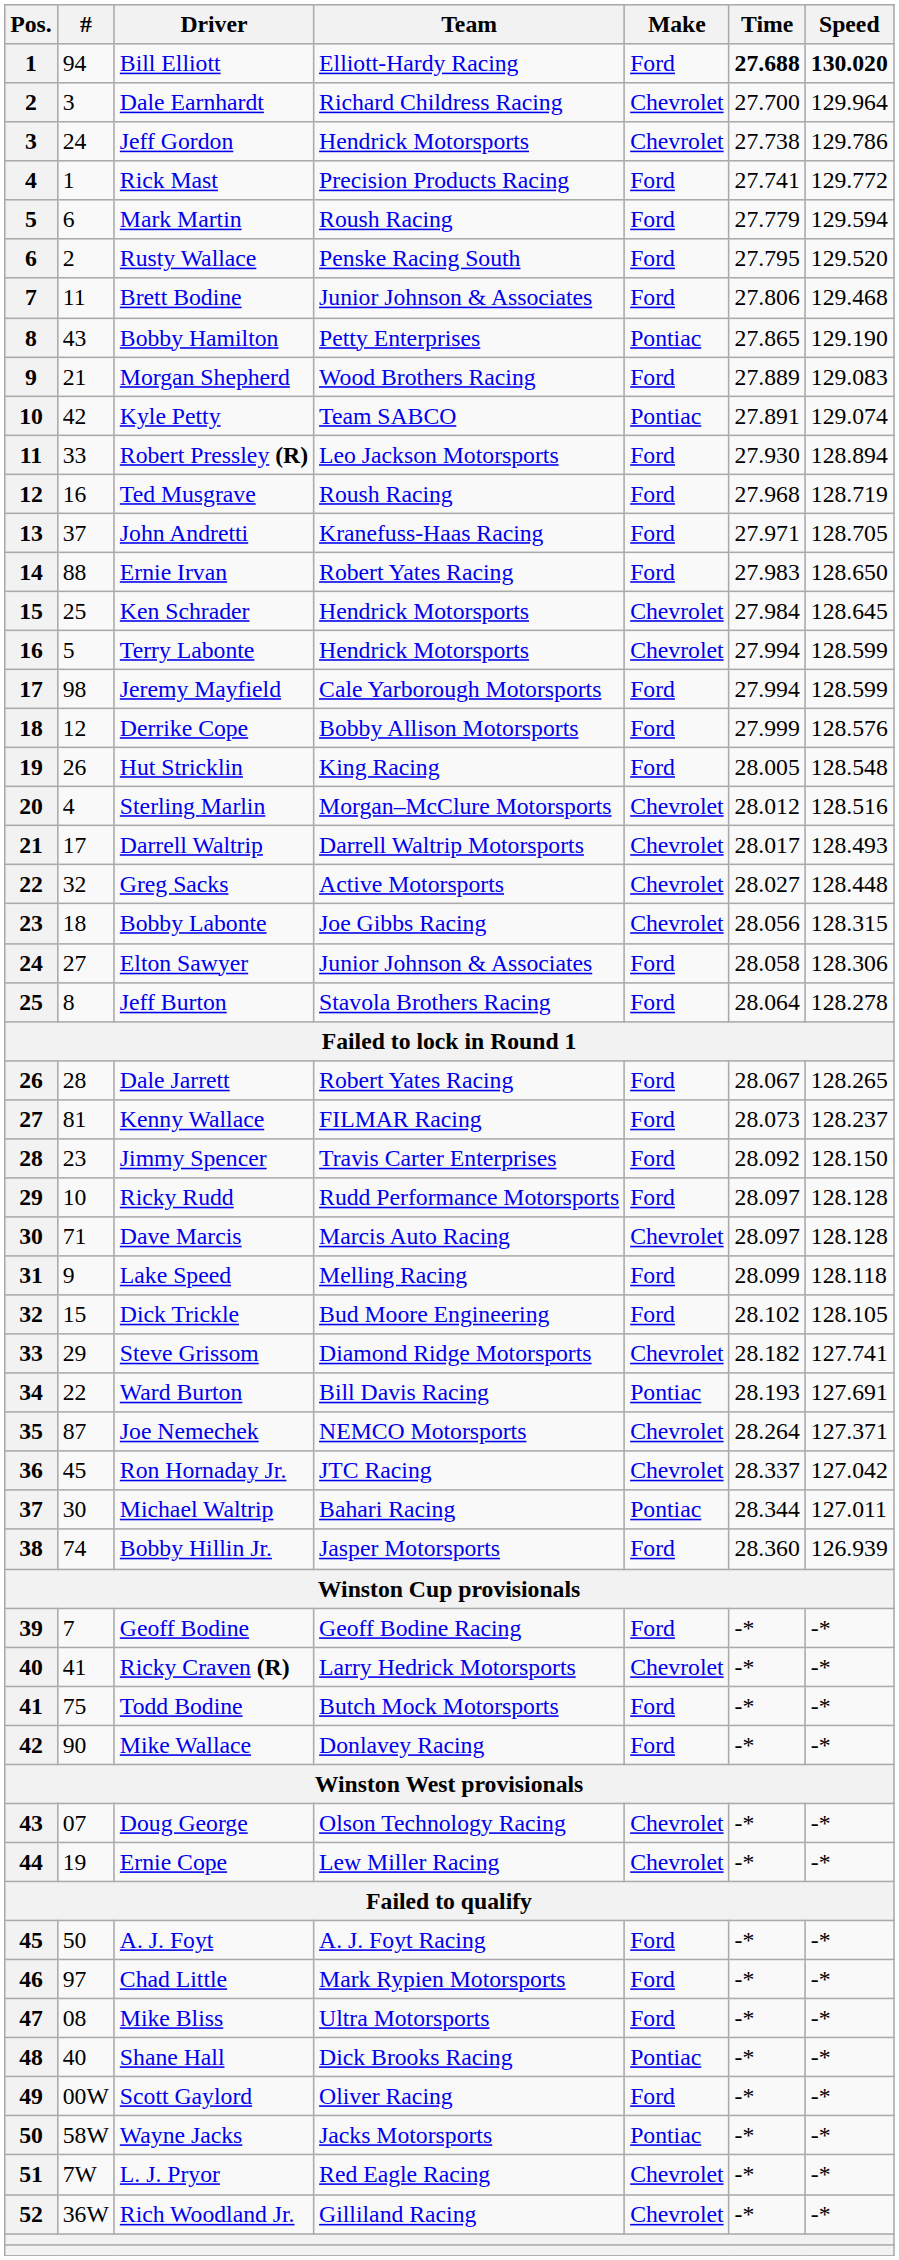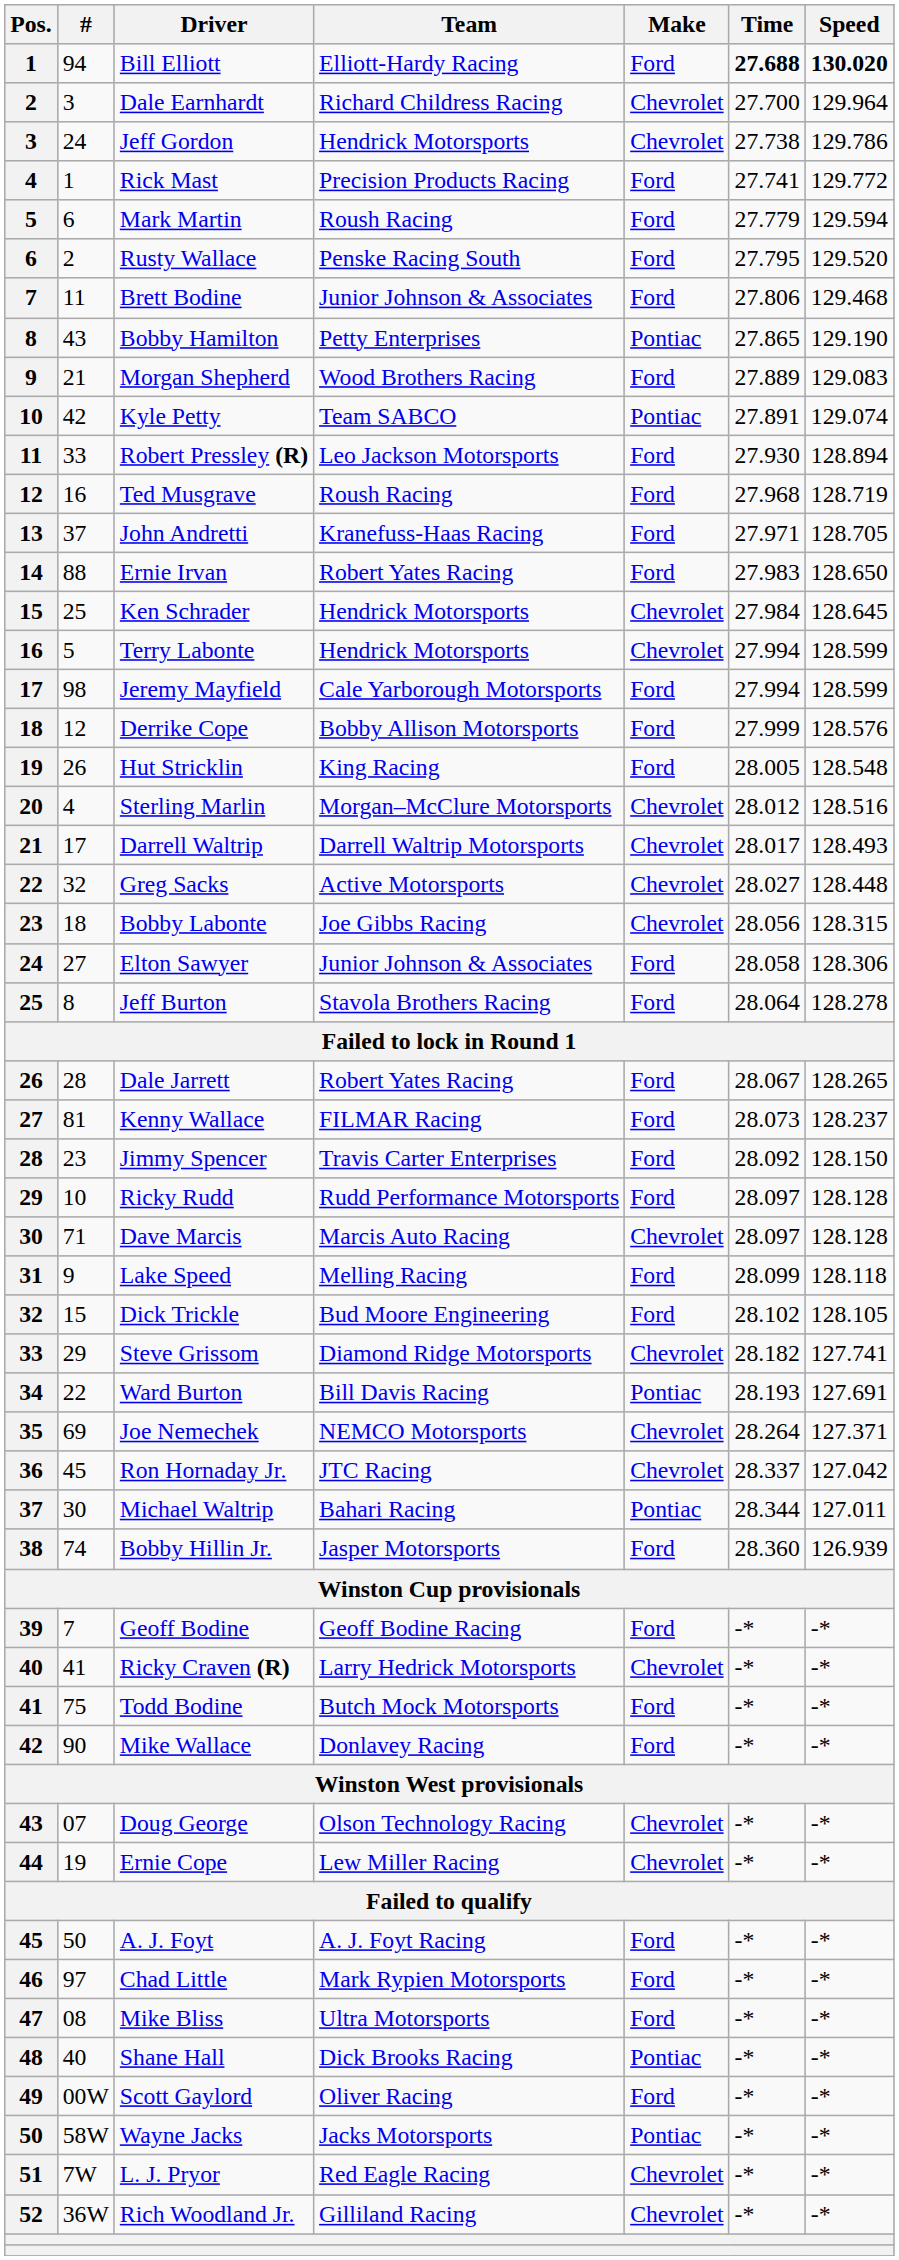(75, 1431) 87 -> (75, 1431) 69
